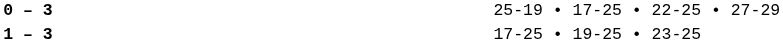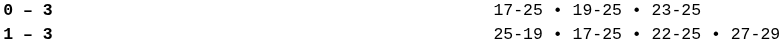(637, 11) 25-19 • 17-25 • 22-25 • 27-29 -> (597, 11) 17-25 • 19-25 • 23-25
(597, 35) 17-25 • 19-25 • 23-25 -> (637, 35) 25-19 • 17-25 • 22-25 • 27-29
